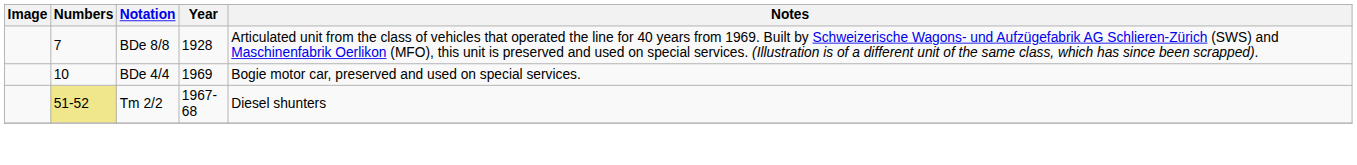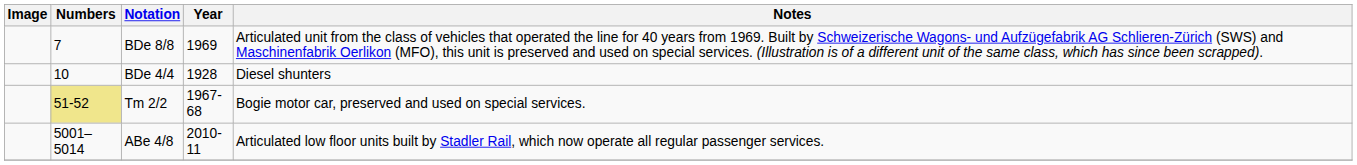(197, 44) 1928 -> (202, 44) 1969
(197, 74) 1969 -> (202, 74) 1928
(406, 74) Bogie motor car, preserved and used on special services. -> (283, 74) Diesel shunters
(279, 104) Diesel shunters -> (411, 104) Bogie motor car, preserved and used on special services.
+ row: (149, 141)
